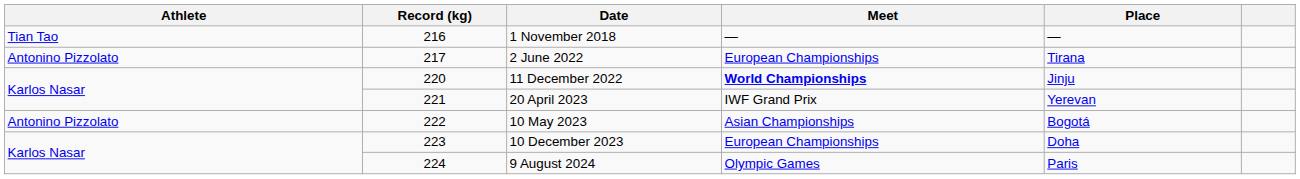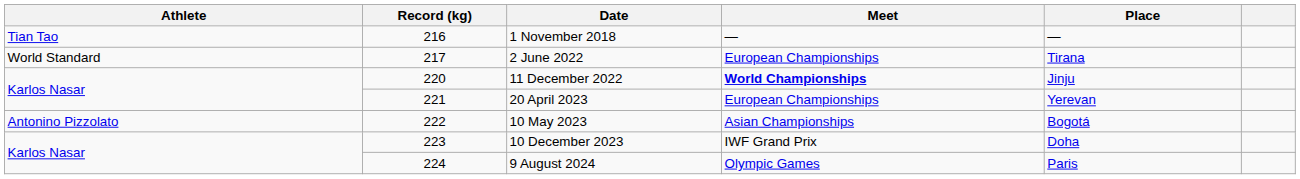(63, 58) Antonino Pizzolato -> (54, 58) World Standard
(771, 100) IWF Grand Prix -> (802, 100) European Championships
(802, 142) European Championships -> (771, 142) IWF Grand Prix
